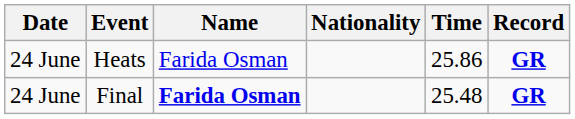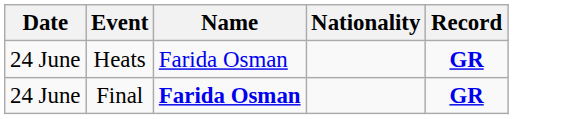- column: (457, 22)
